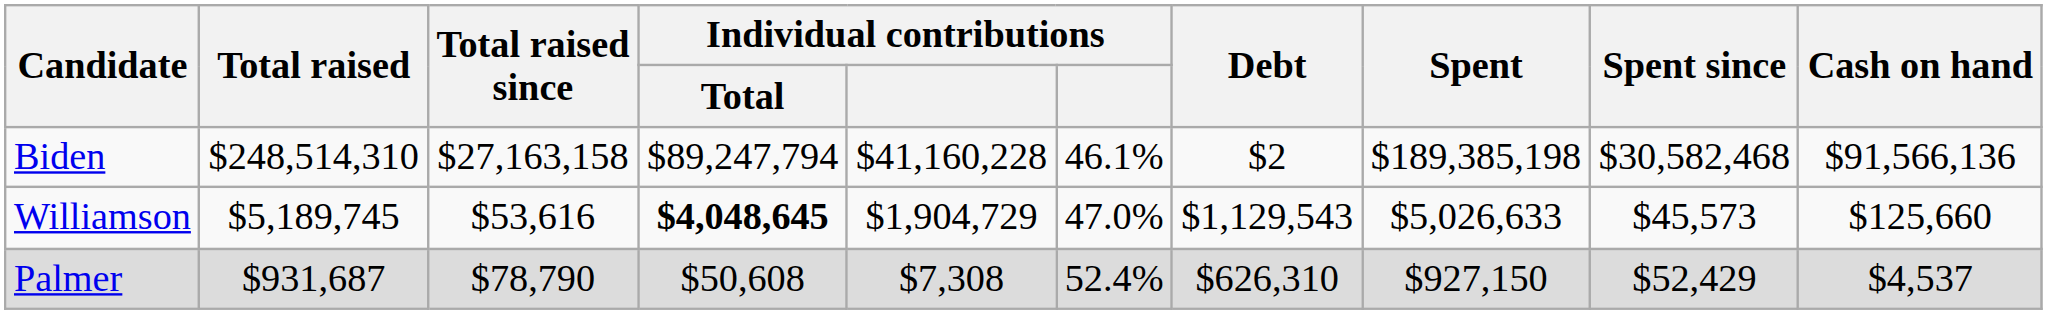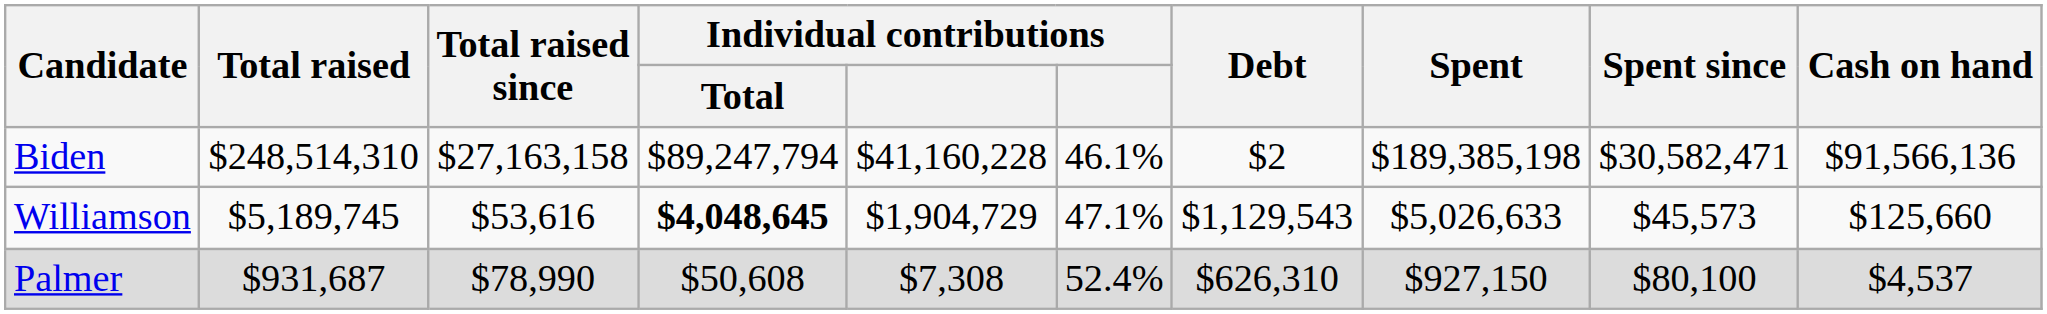(1694, 156) $30,582,468 -> (1694, 156) $30,582,471
(1114, 216) 47.0% -> (1114, 216) 47.1%
(533, 277) $78,790 -> (533, 277) $78,990
(1694, 277) $52,429 -> (1694, 277) $80,100
